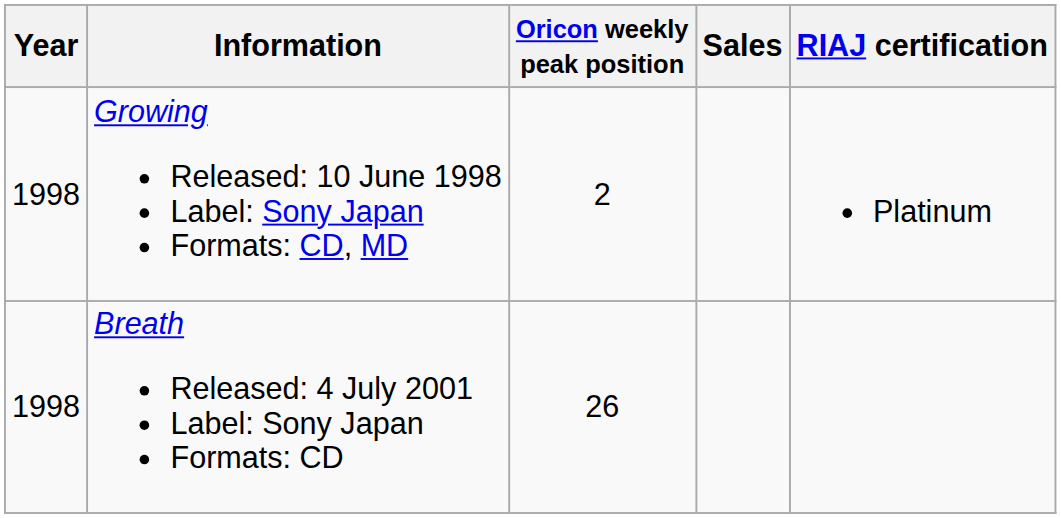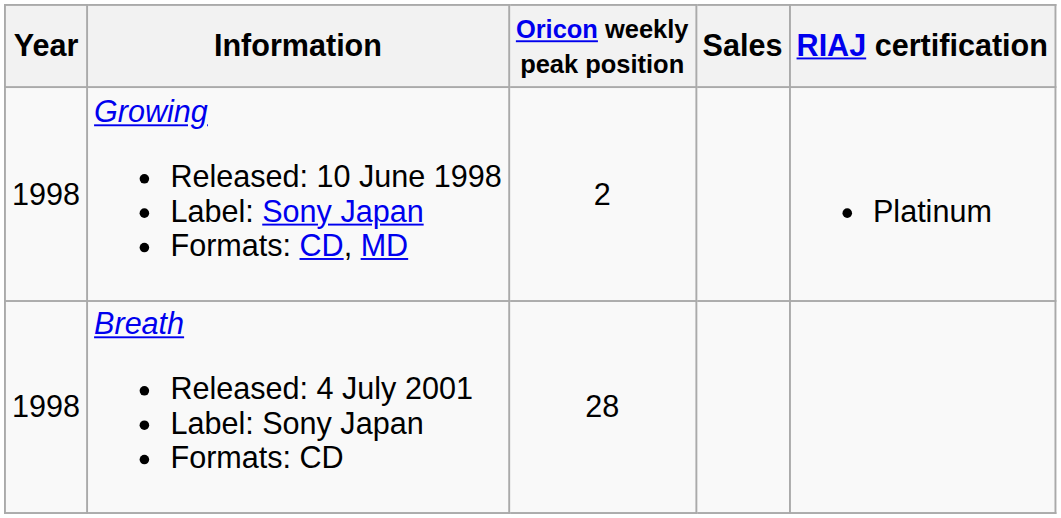(602, 406) 26 -> (602, 406) 28
